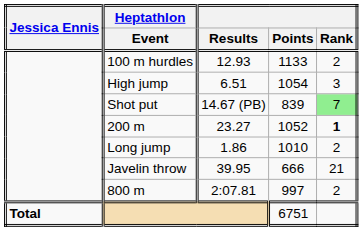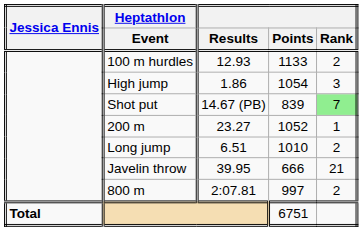(234, 83) 6.51 -> (234, 83) 1.86
(336, 126) bold -> (336, 126) normal
(234, 148) 1.86 -> (234, 148) 6.51
